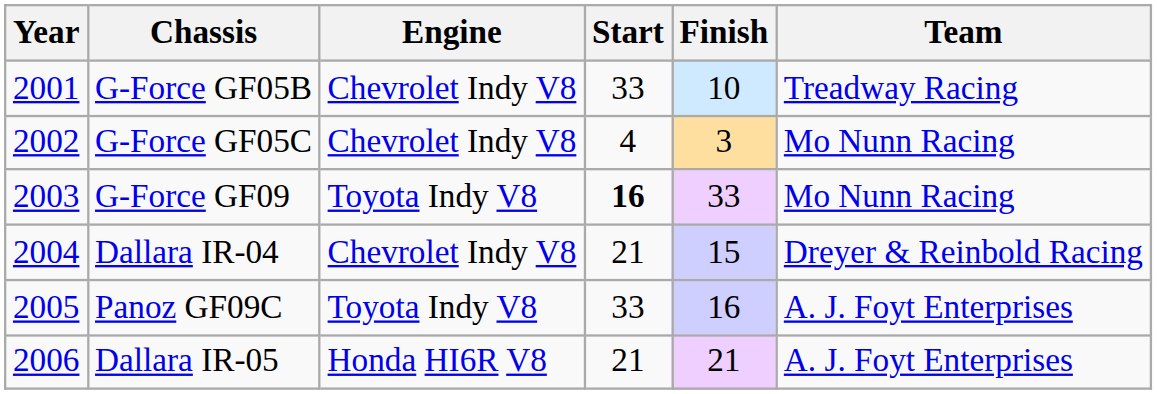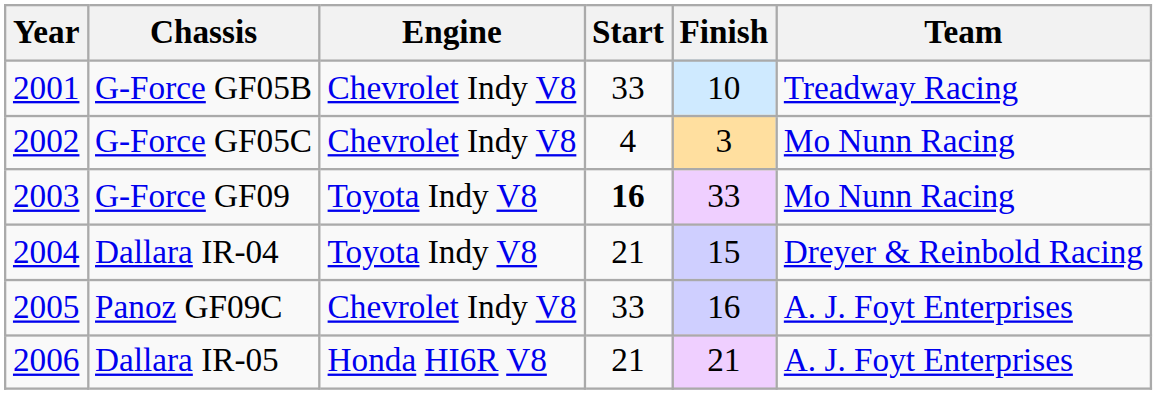(452, 251) Chevrolet Indy V8 -> (432, 251) Toyota Indy V8
(432, 306) Toyota Indy V8 -> (452, 306) Chevrolet Indy V8
